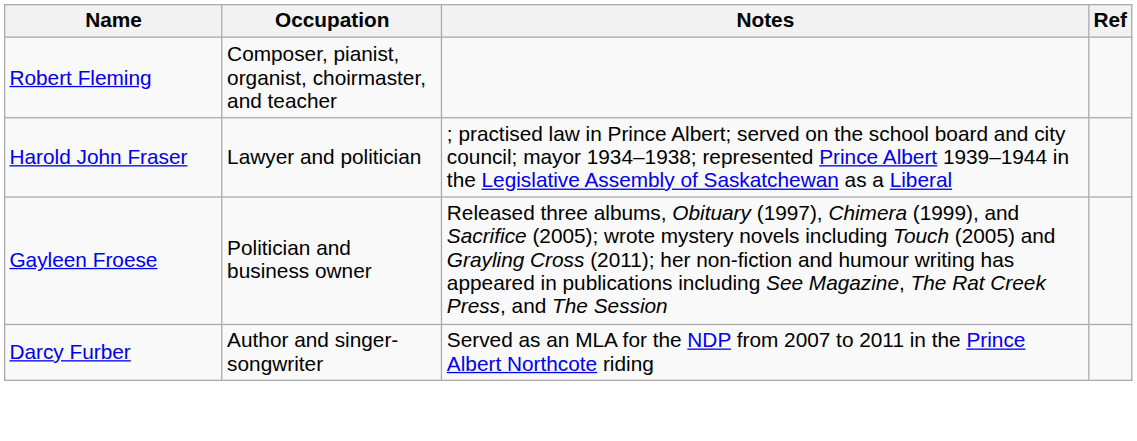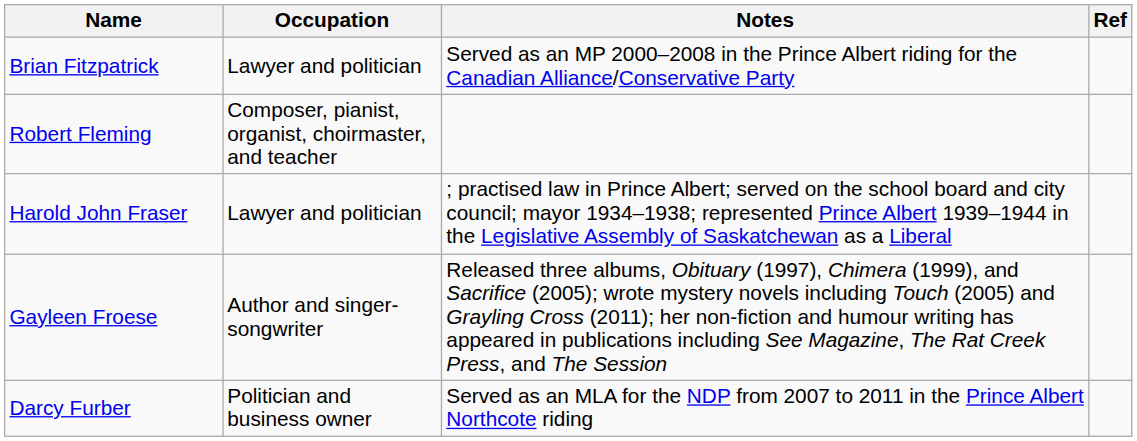+ row: (84, 65)
(299, 260) Politician and business owner -> (313, 316) Author and singer-songwriter
(313, 351) Author and singer-songwriter -> (300, 408) Politician and business owner
